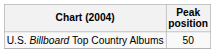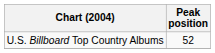(188, 40) 50 -> (188, 40) 52
